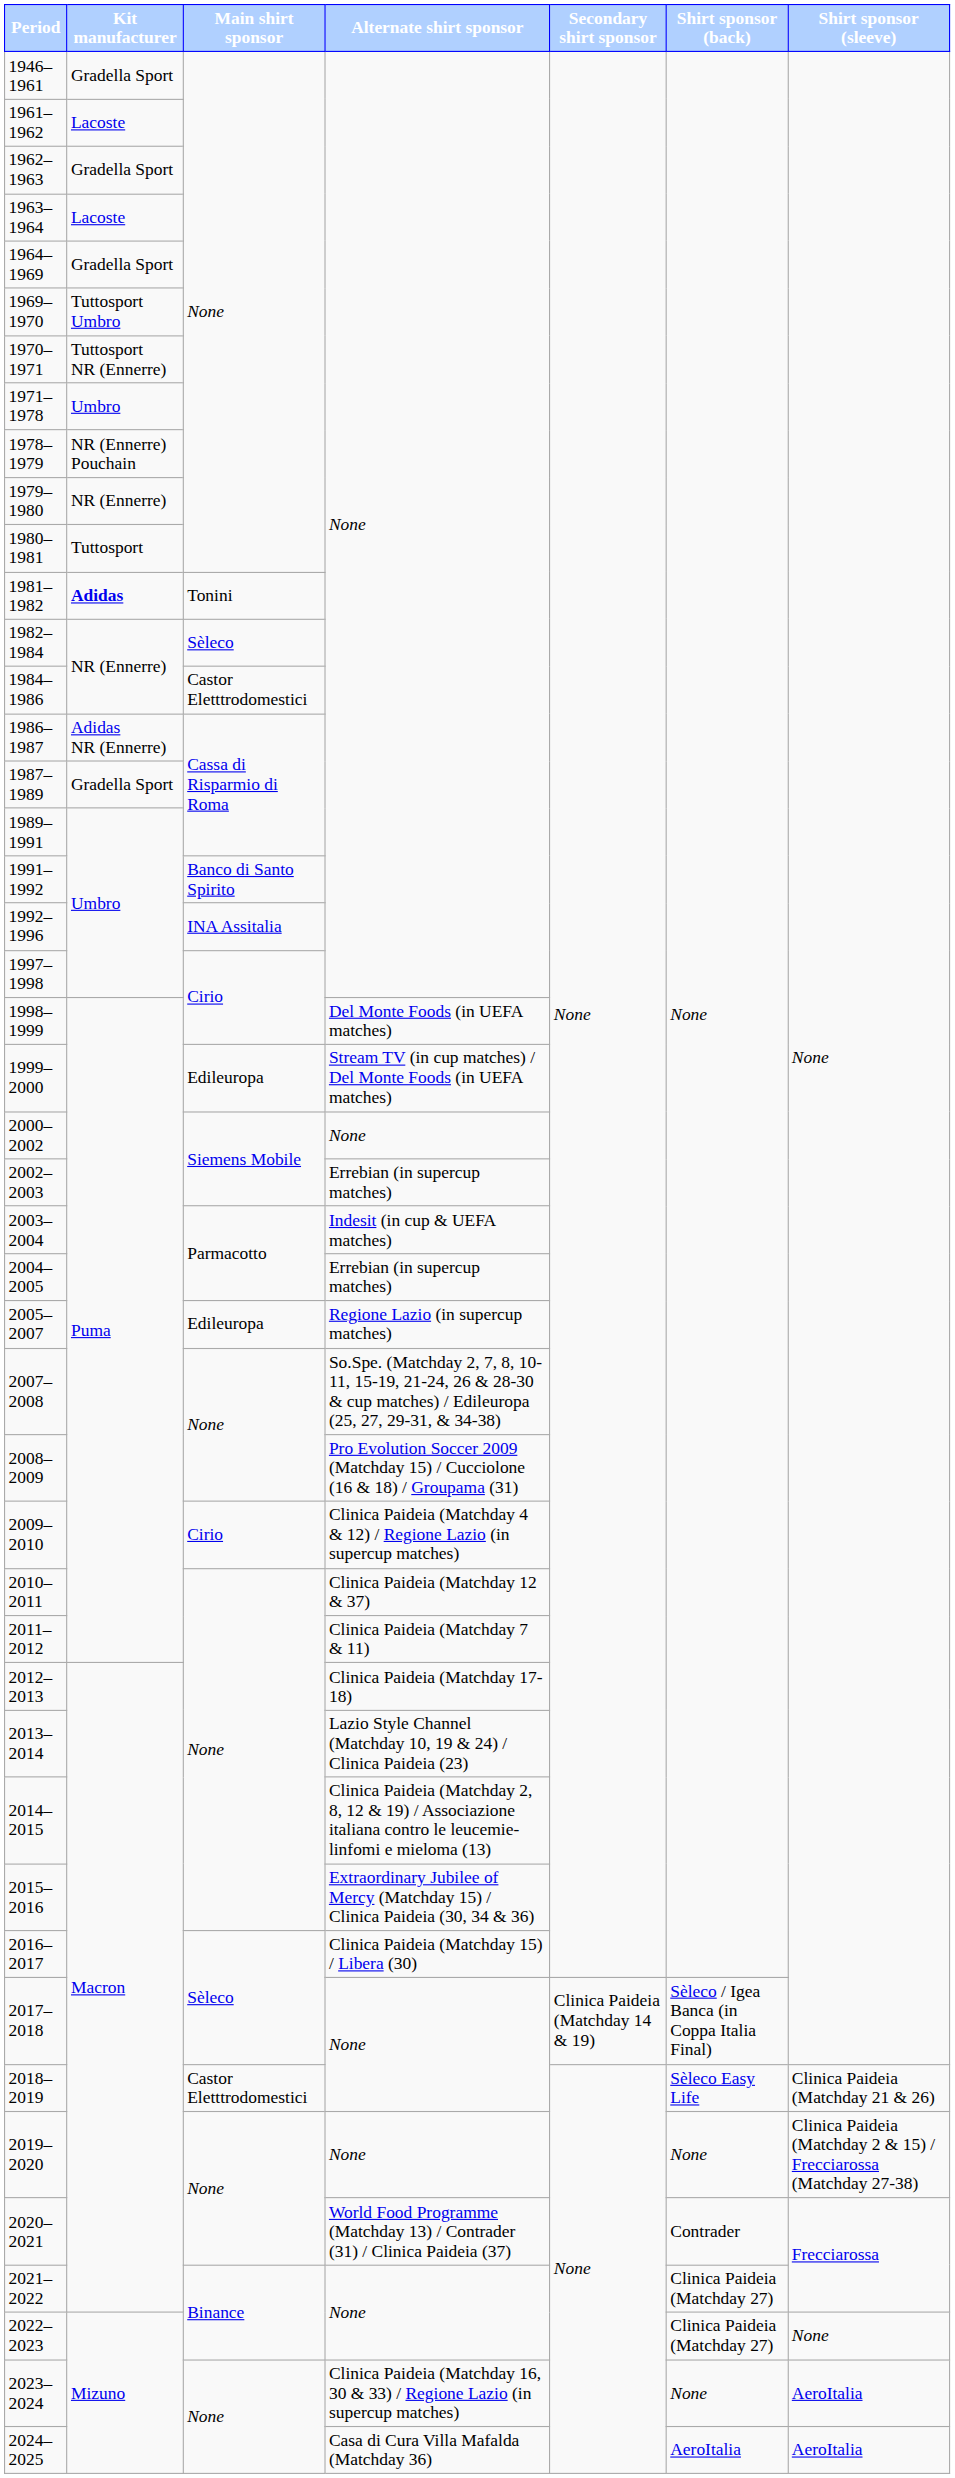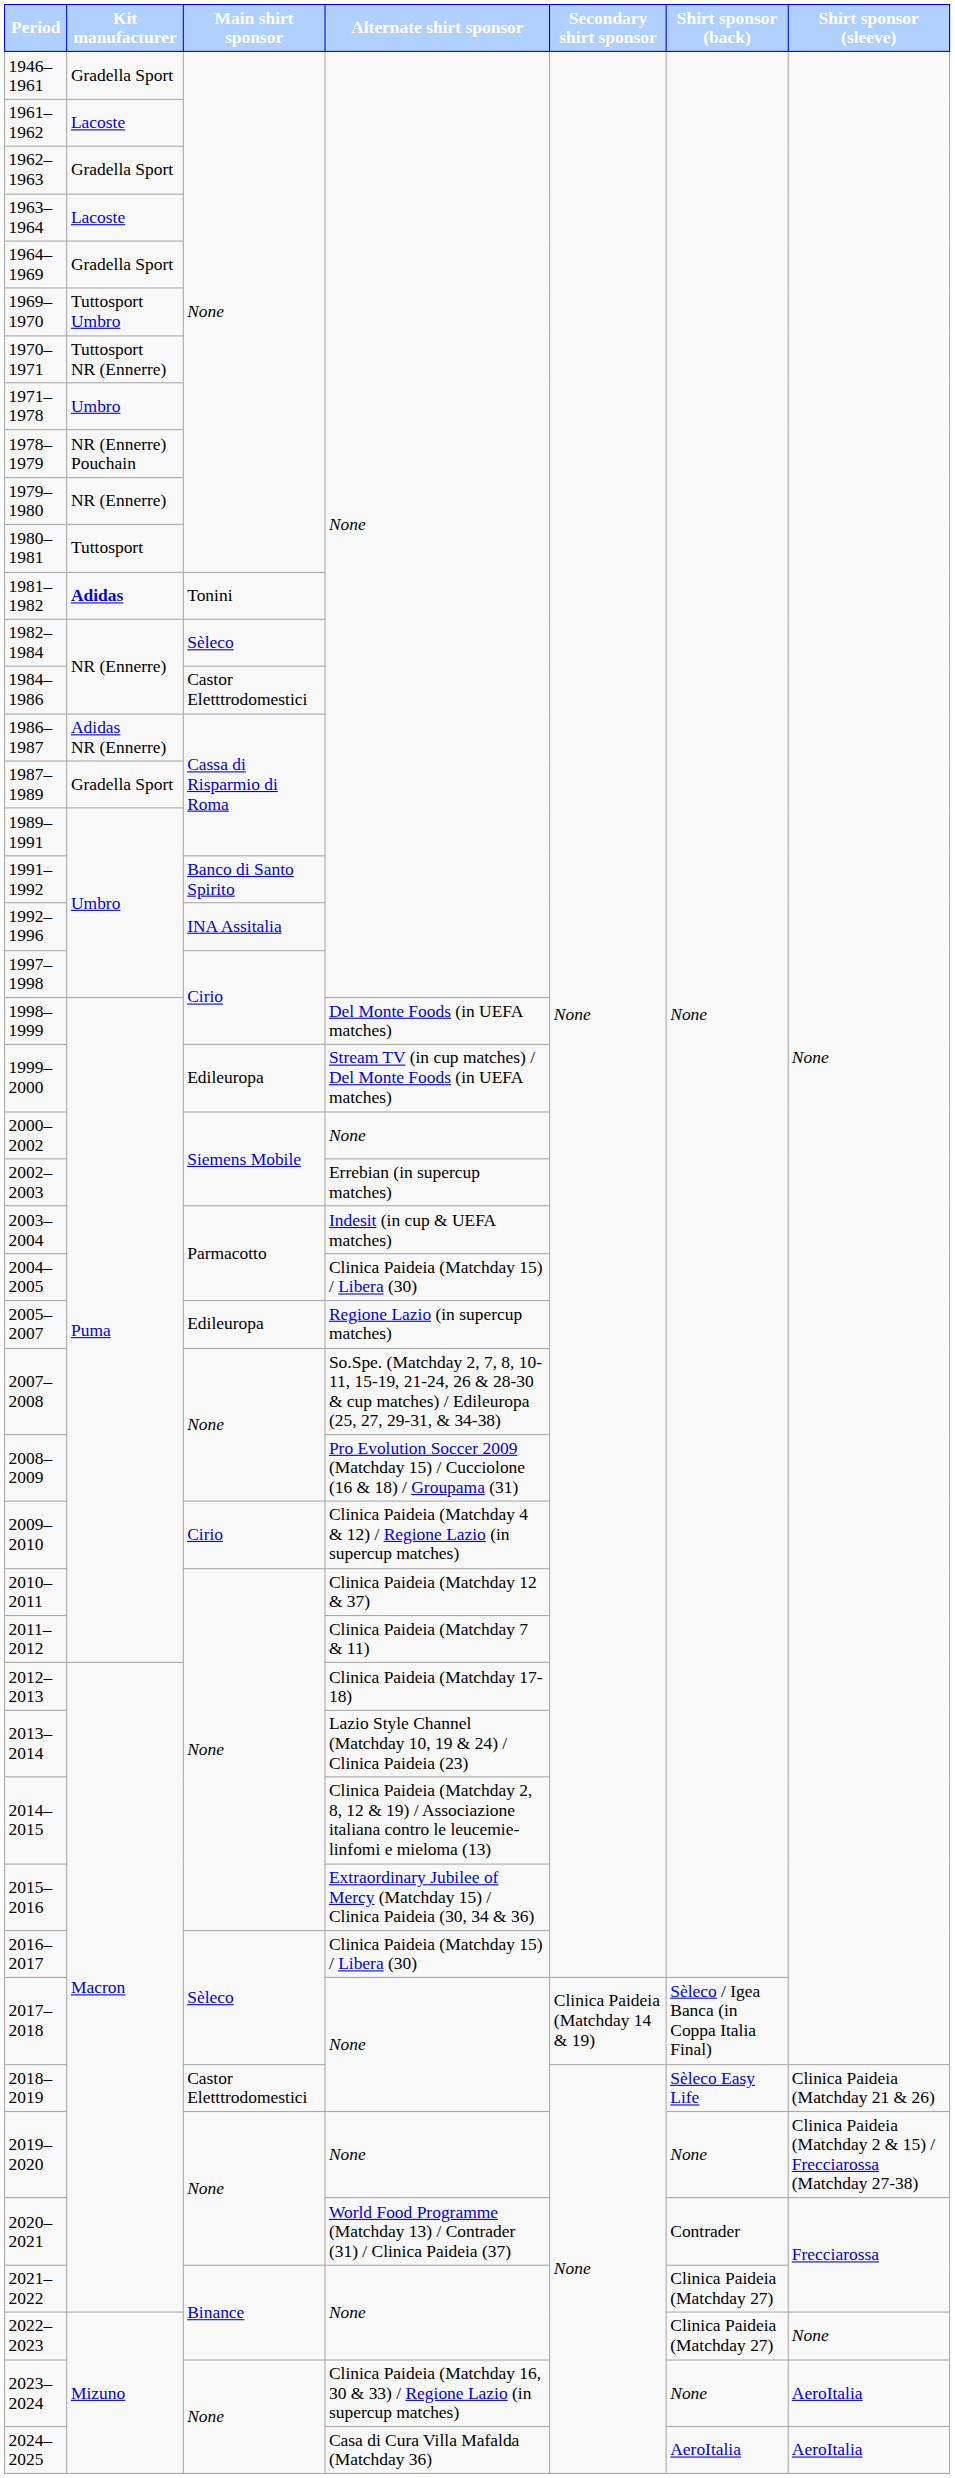(404, 1277) Errebian (in supercup matches) -> (436, 1277) Clinica Paideia (Matchday 15) / Libera (30)
